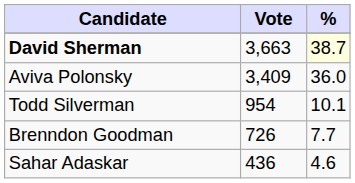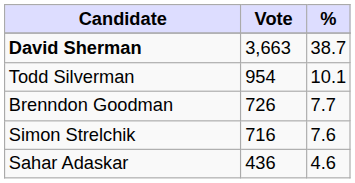(328, 47) lightyellow background -> (328, 47) no background
- row: (70, 76)
+ row: (72, 134)
